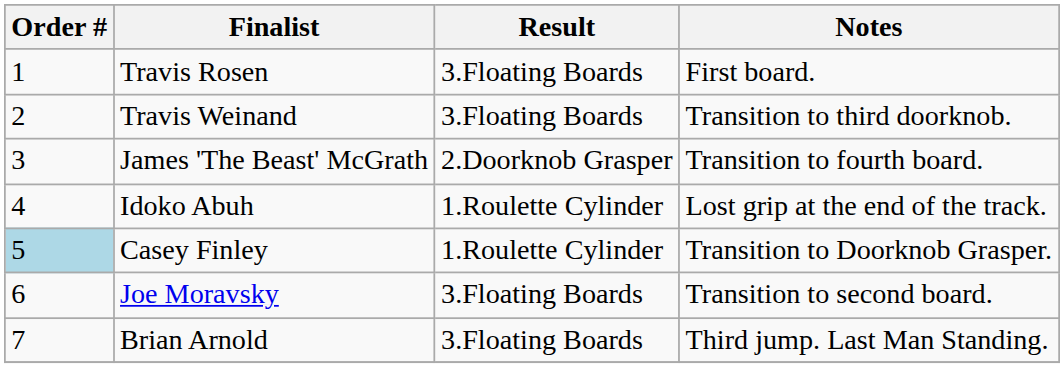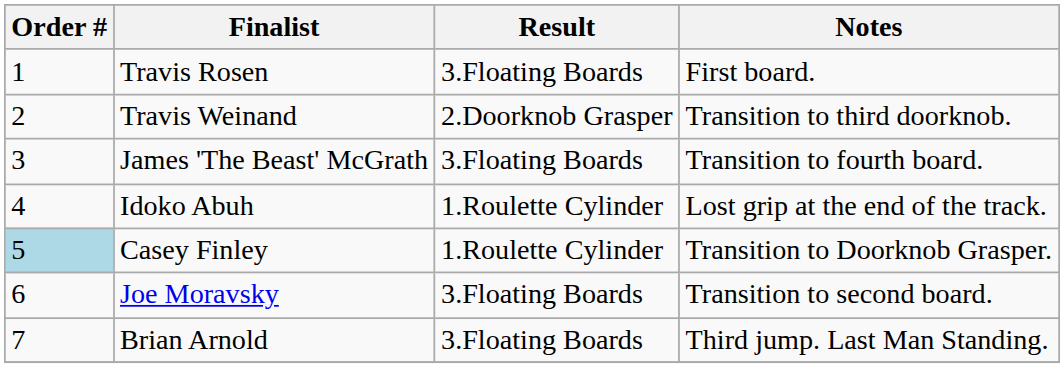(542, 116) 3.Floating Boards -> (557, 116) 2.Doorknob Grasper
(557, 160) 2.Doorknob Grasper -> (542, 160) 3.Floating Boards
